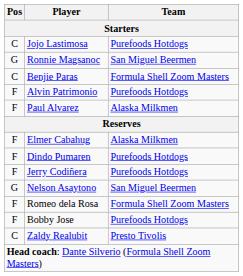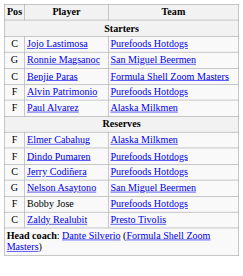(15, 172) F -> (15, 172) C
- row: (63, 204)
